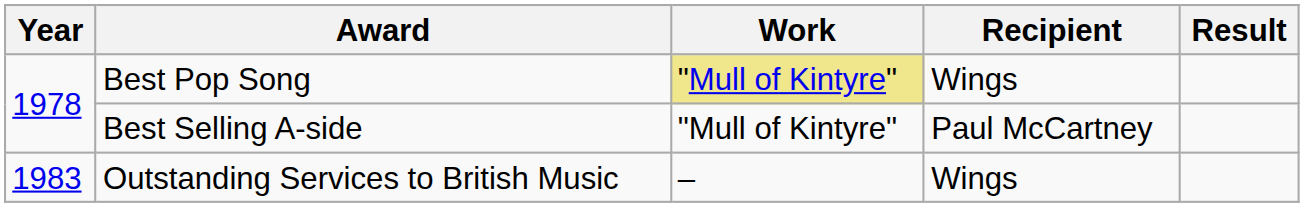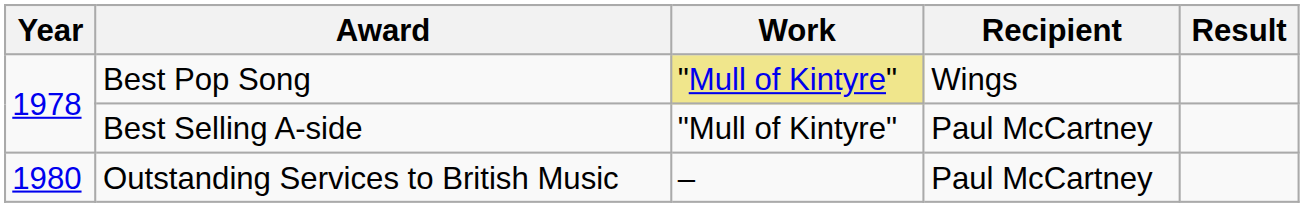(47, 178) 1983 -> (47, 178) 1980
(974, 178) Wings -> (1042, 178) Paul McCartney
